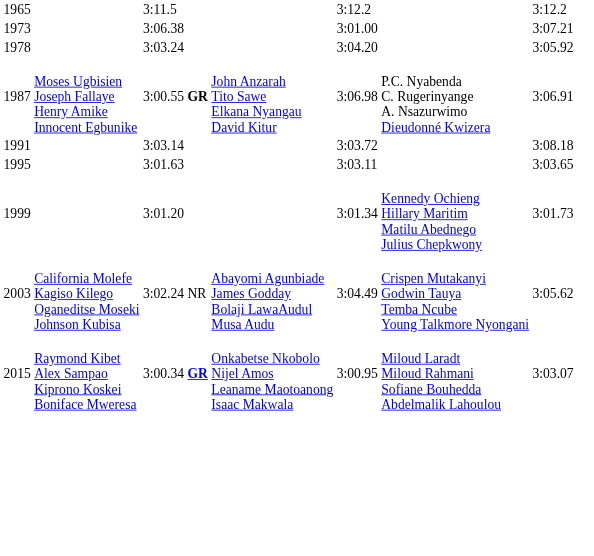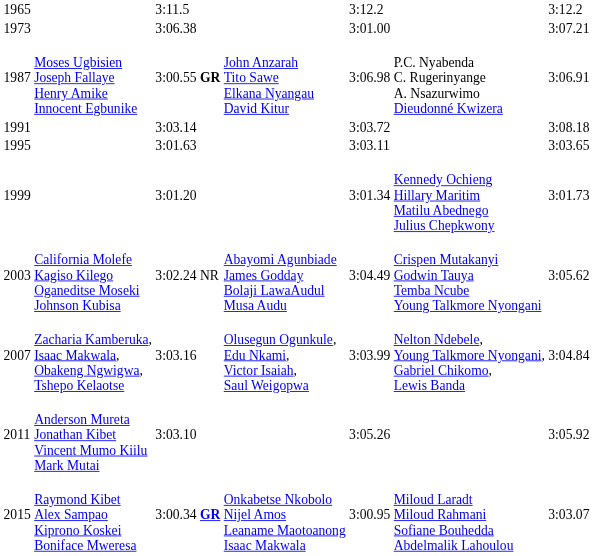- row: (17, 47)
+ row: (17, 355)
+ row: (17, 435)
